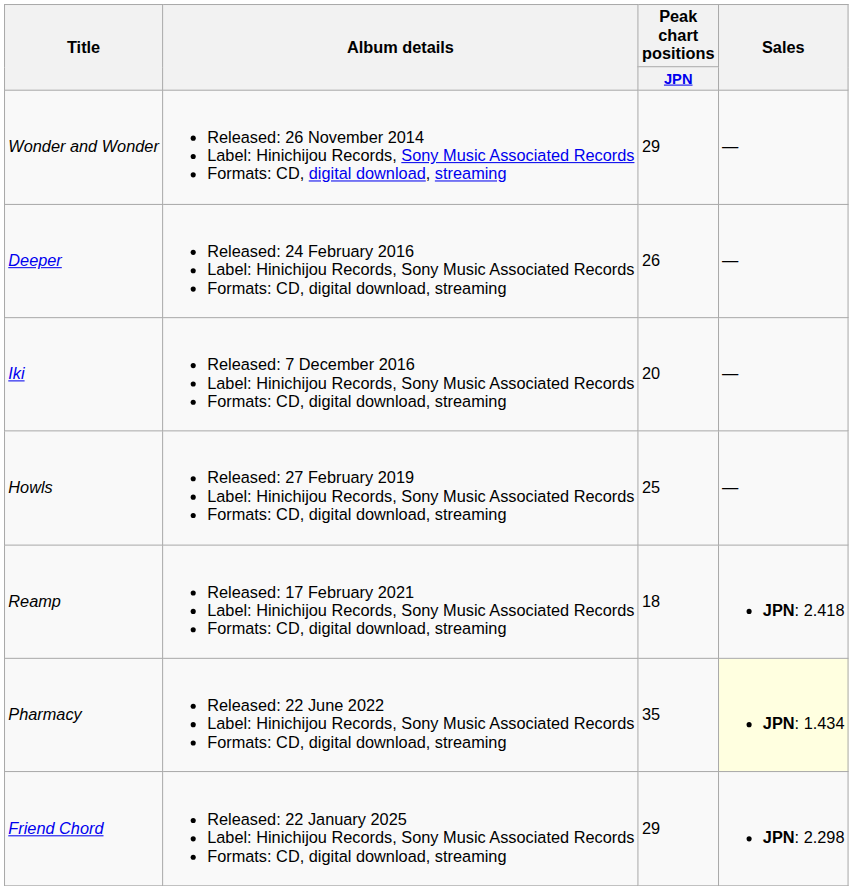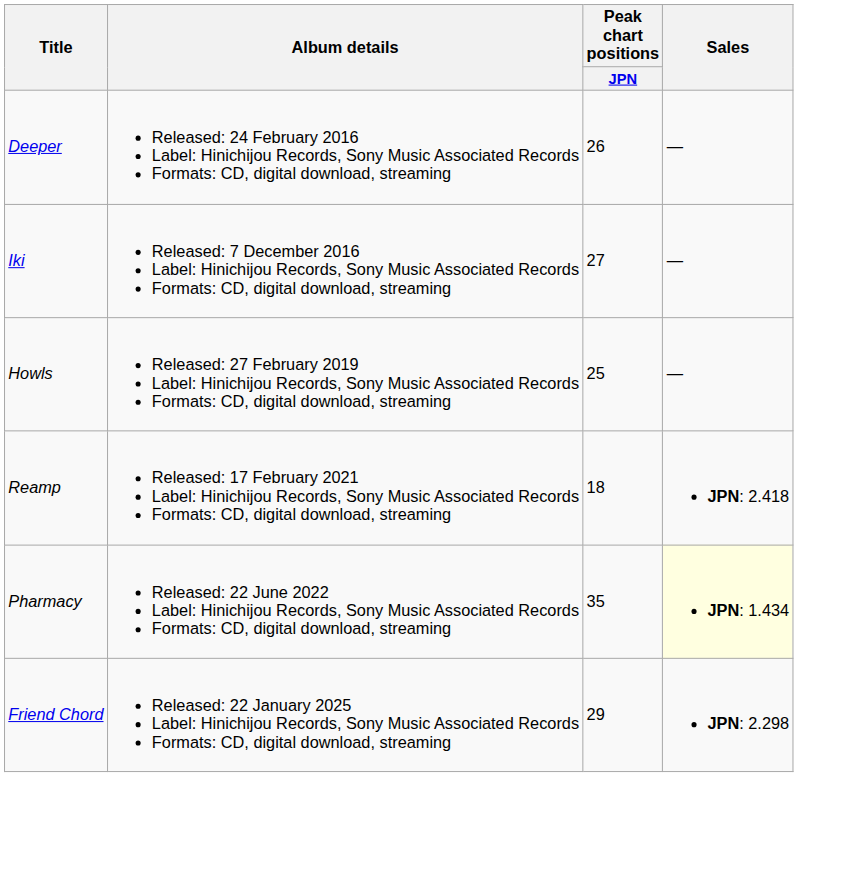- row: (84, 147)
(651, 374) 20 -> (596, 260) 27
